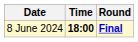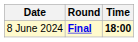columns swapped: (81, 12) <-> (115, 12)
